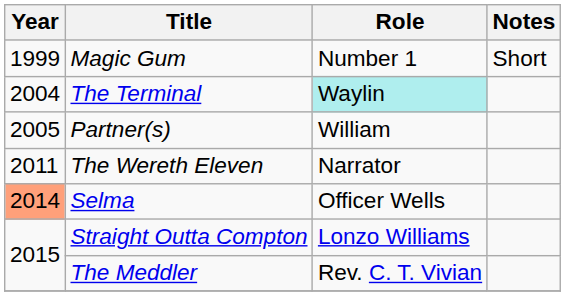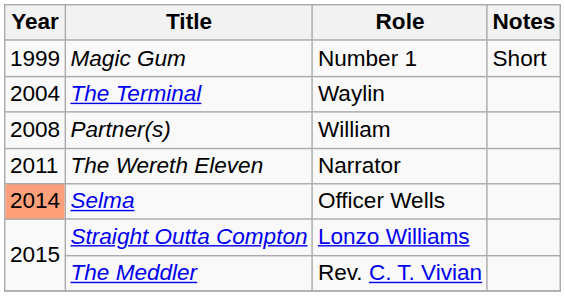(351, 93) paleturquoise background -> (351, 93) no background
(35, 129) 2005 -> (35, 129) 2008
